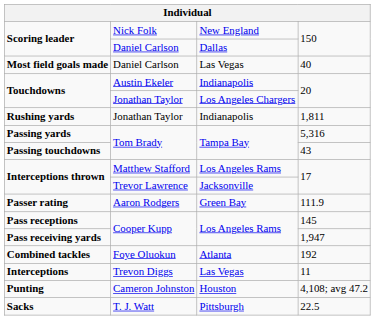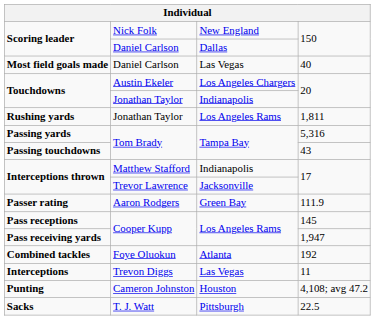(226, 82) Indianapolis -> (247, 82) Los Angeles Chargers
(247, 99) Los Angeles Chargers -> (226, 99) Indianapolis
(226, 116) Indianapolis -> (240, 116) Los Angeles Rams
(240, 168) Los Angeles Rams -> (226, 168) Indianapolis
